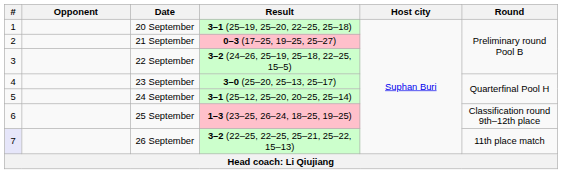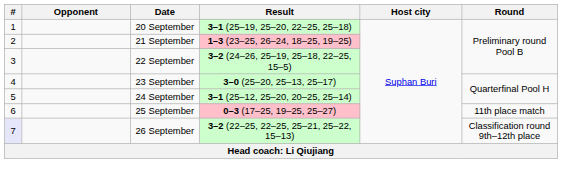(280, 42) 0–3 (17–25, 19–25, 25–27) -> (280, 42) 1–3 (23–25, 26–24, 18–25, 19–25)
(280, 116) 1–3 (23–25, 26–24, 18–25, 19–25) -> (280, 111) 0–3 (17–25, 19–25, 25–27)
(509, 116) Classification round 9th–12th place -> (509, 111) 11th place match
(509, 142) 11th place match -> (509, 131) Classification round 9th–12th place
